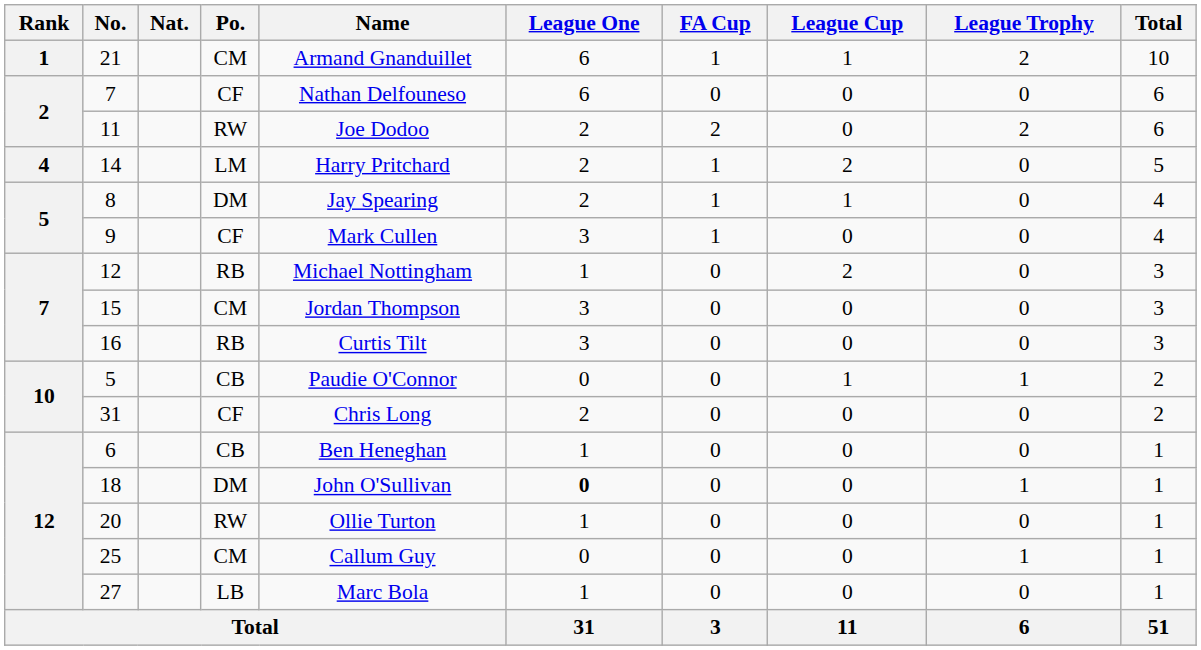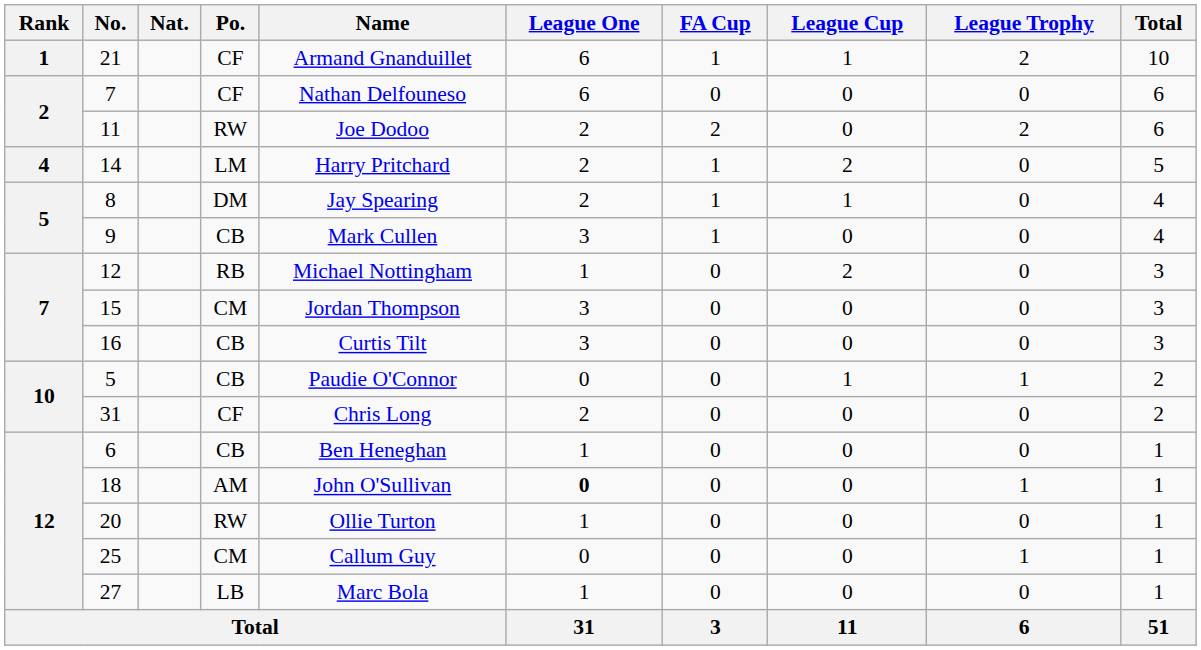(230, 58) CM -> (230, 58) CF
(230, 236) CF -> (230, 236) CB
(230, 342) RB -> (230, 342) CB
(230, 485) DM -> (230, 485) AM
